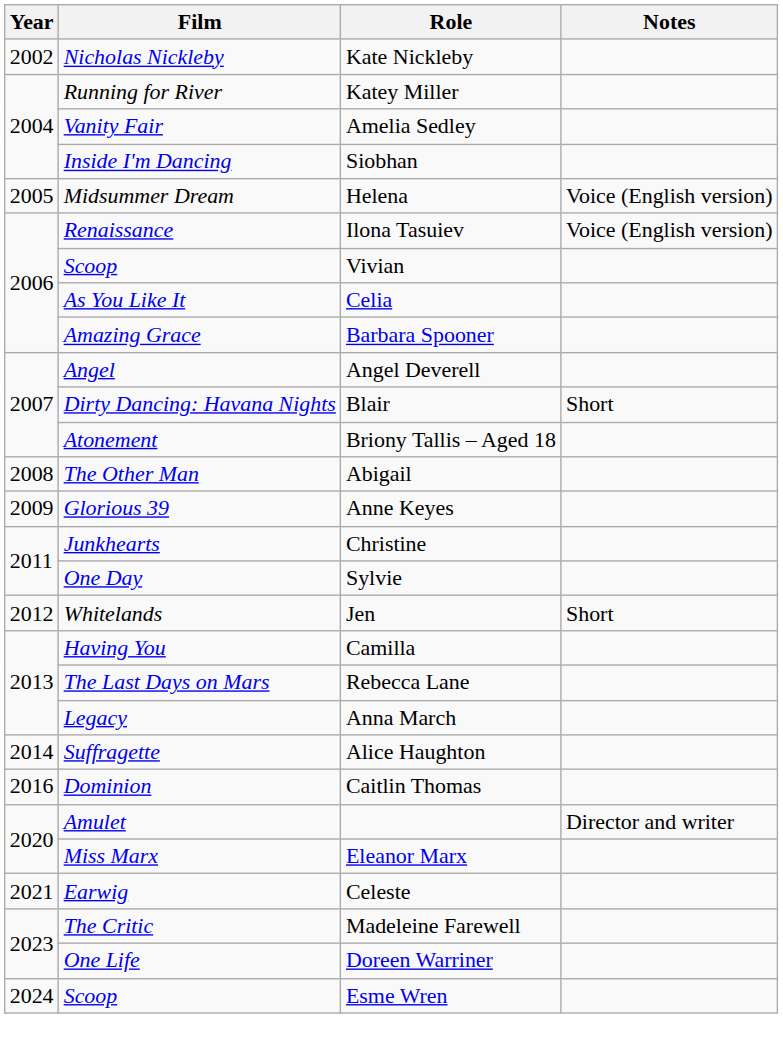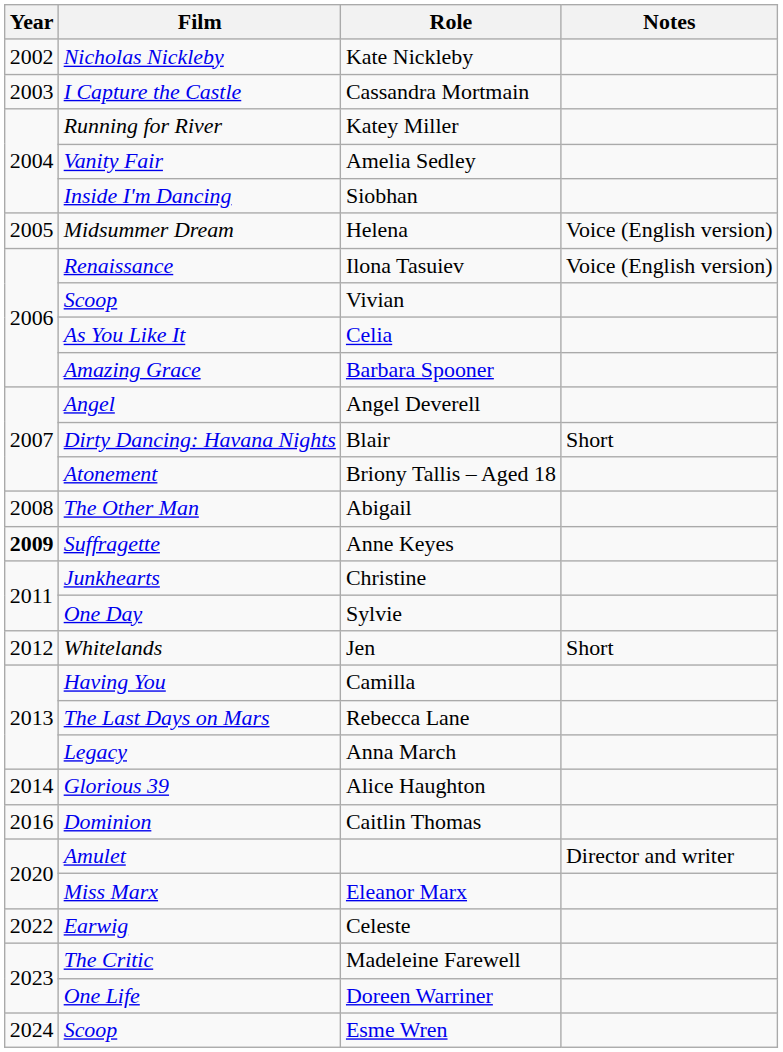+ row: (438, 91)
(32, 508) normal -> (32, 543) bold
(116, 508) Glorious 39 -> (112, 543) Suffragette
(112, 751) Suffragette -> (116, 786) Glorious 39
(32, 890) 2021 -> (32, 925) 2022
